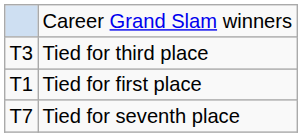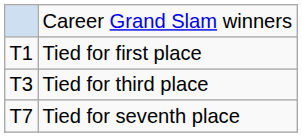rows swapped: (122, 85) <-> (125, 53)
